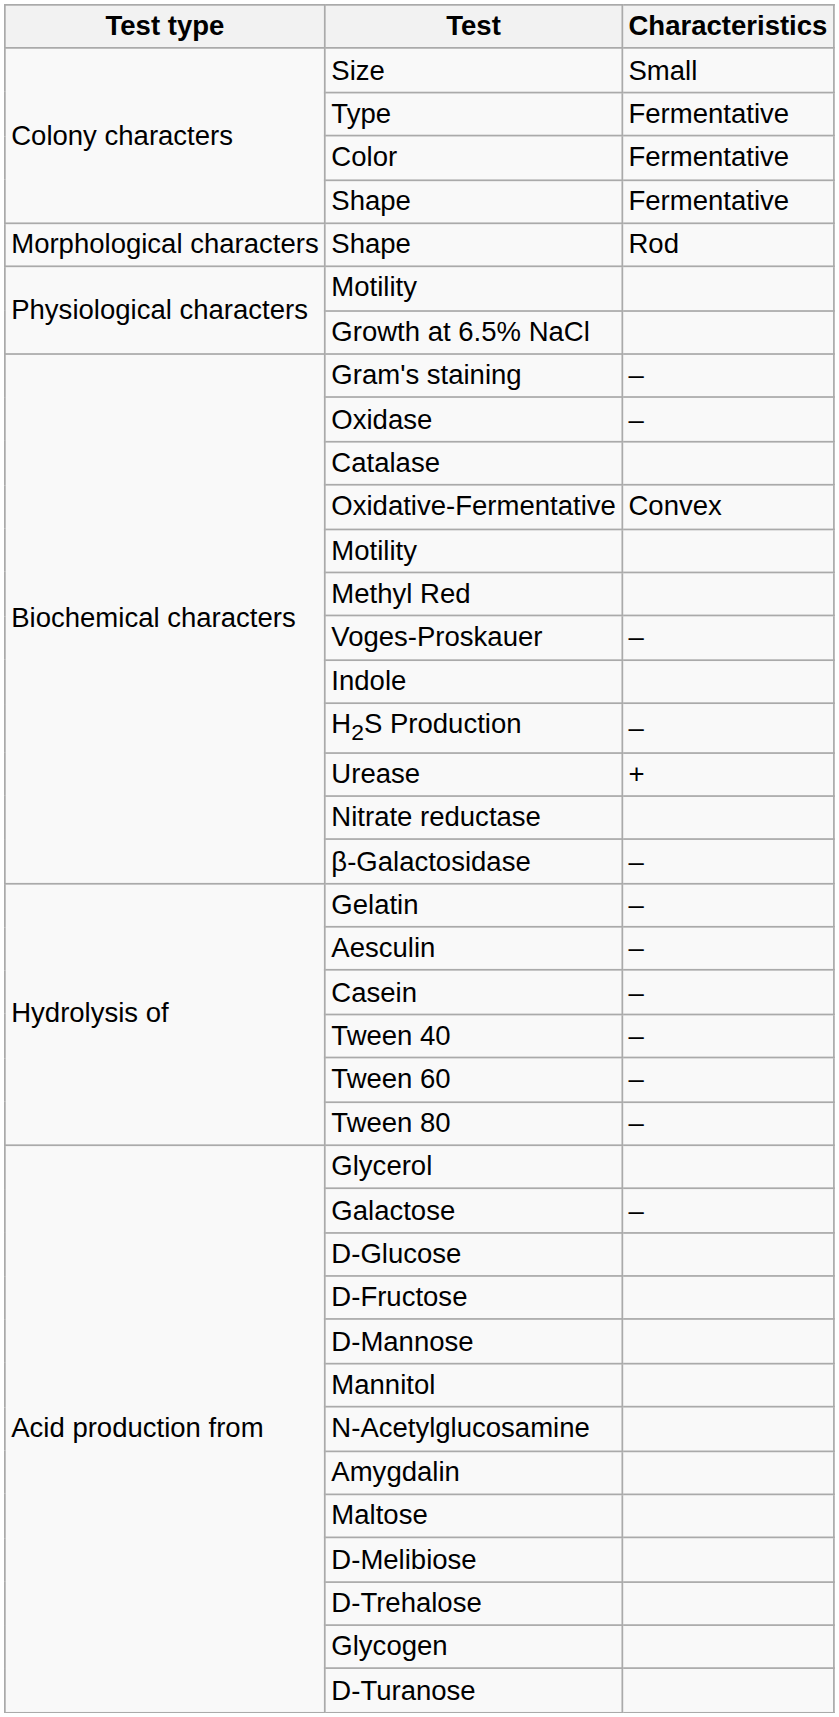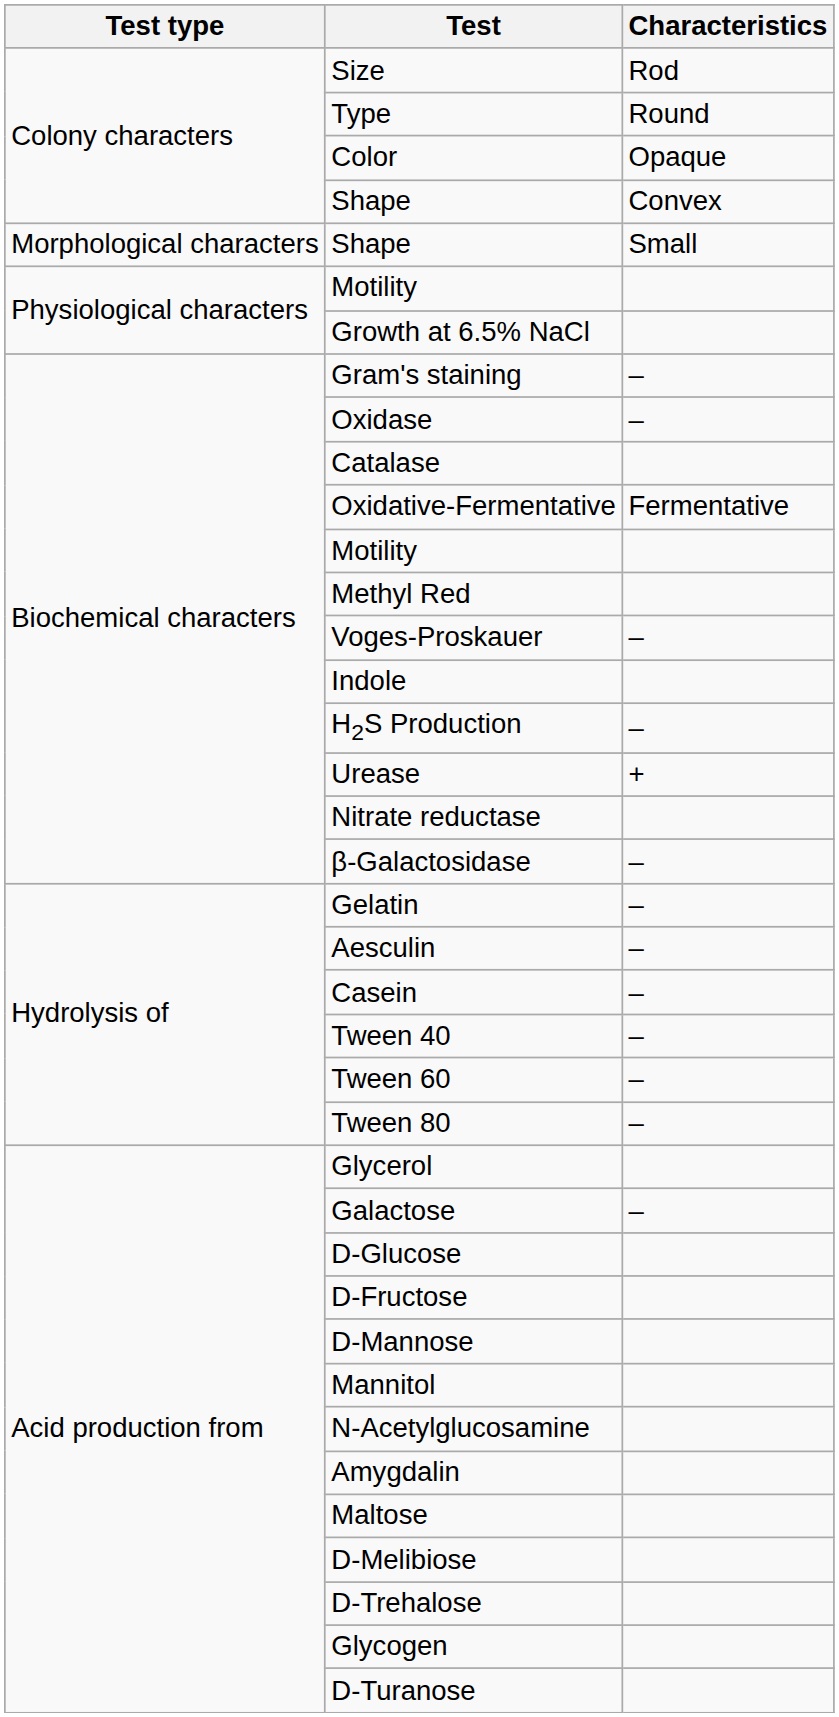(663, 69) Small -> (654, 69) Rod
(709, 113) Fermentative -> (669, 113) Round
(709, 157) Fermentative -> (677, 157) Opaque
(709, 200) Fermentative -> (675, 200) Convex
(654, 244) Rod -> (663, 244) Small
(675, 506) Convex -> (709, 506) Fermentative
